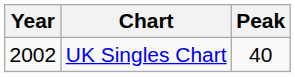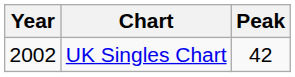(261, 54) 40 -> (261, 54) 42
